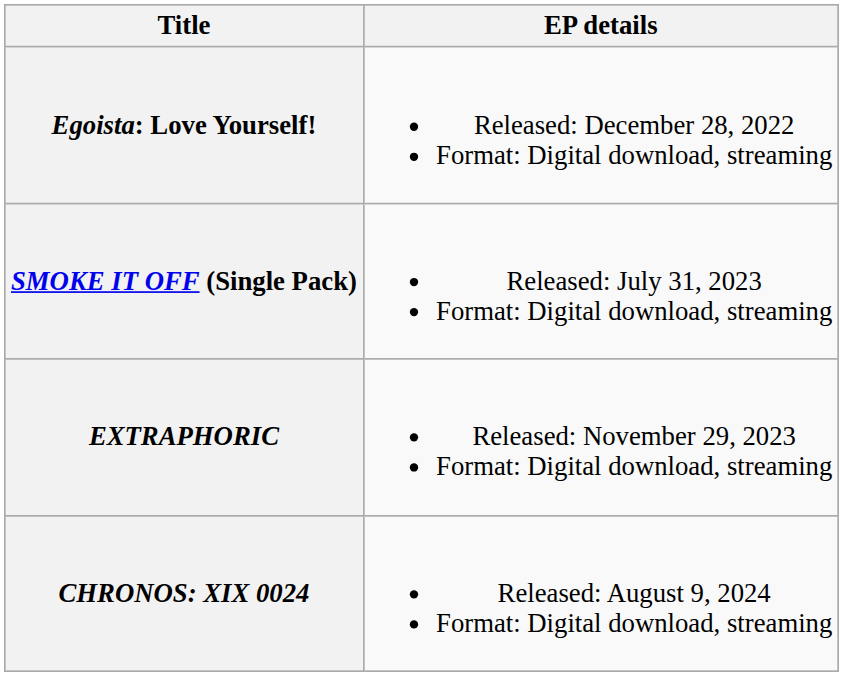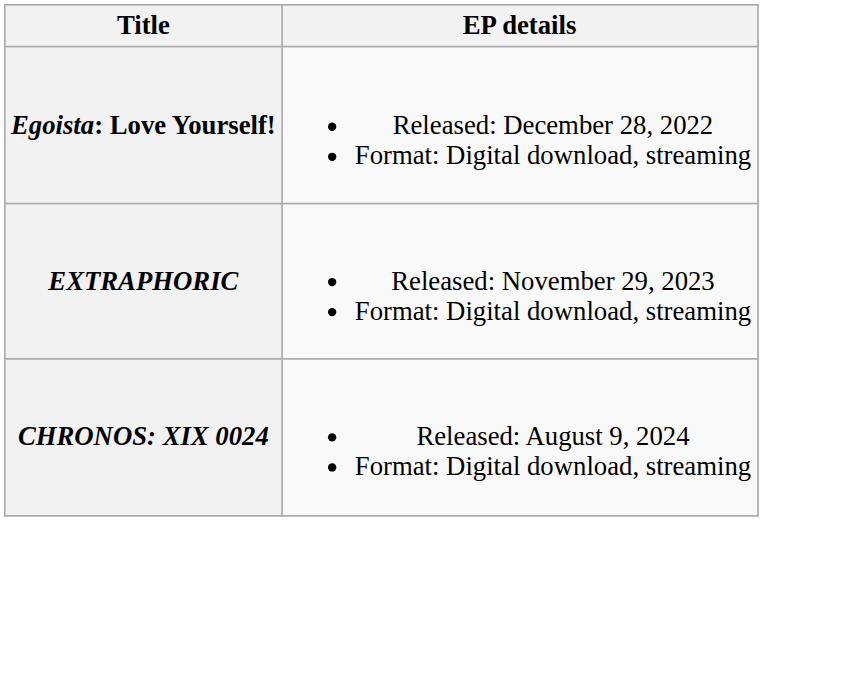- row: (184, 280)
